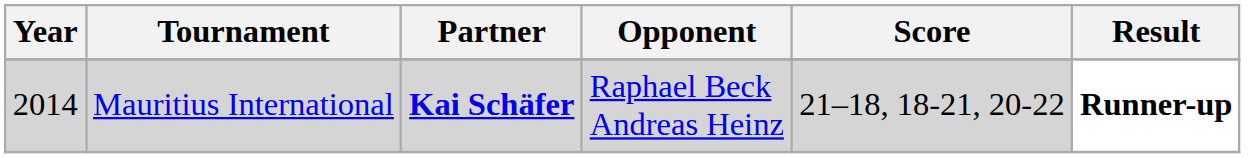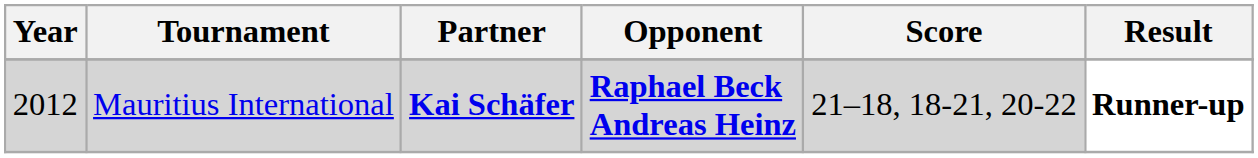(45, 104) 2014 -> (45, 104) 2012
(687, 104) normal -> (693, 104) bold
